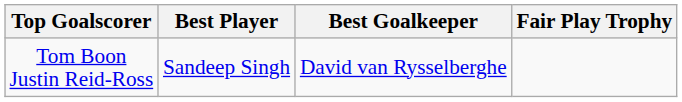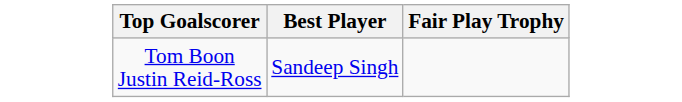- column: (403, 21)
